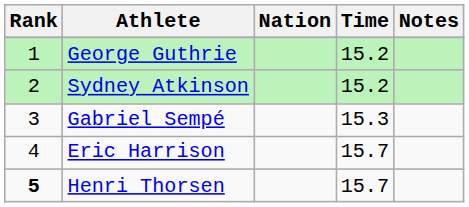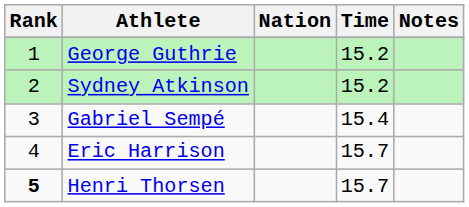(365, 120) 15.3 -> (365, 120) 15.4
